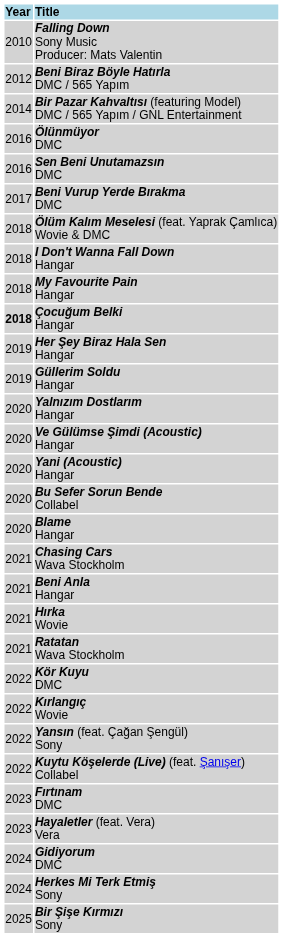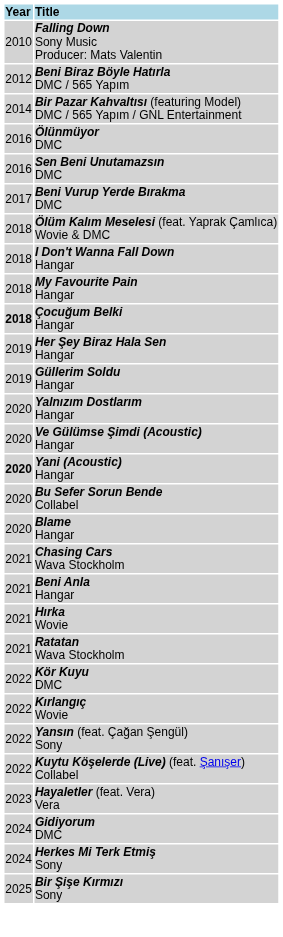(19, 468) normal -> (19, 468) bold
- row: (59, 798)
